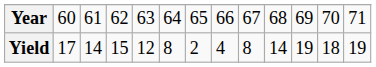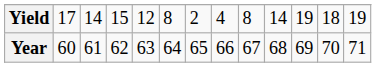rows swapped: (29, 18) <-> (29, 47)
